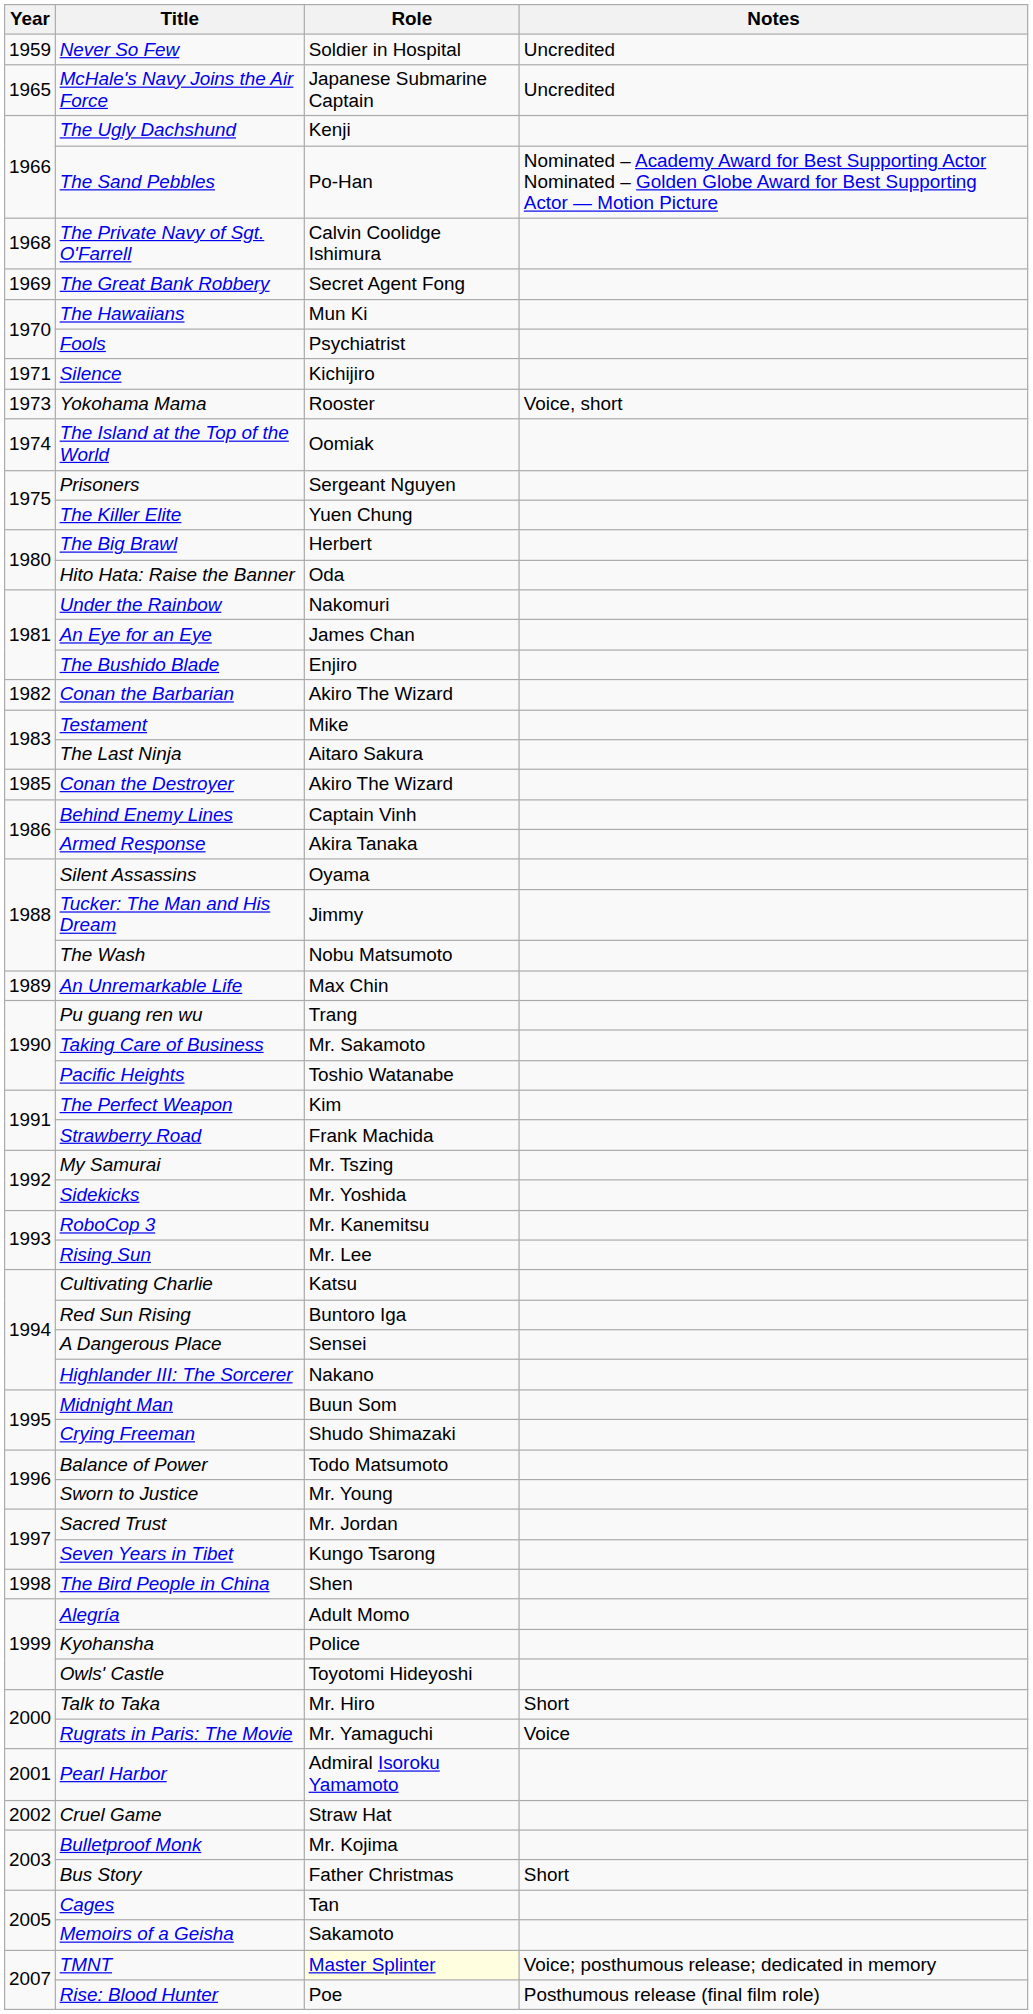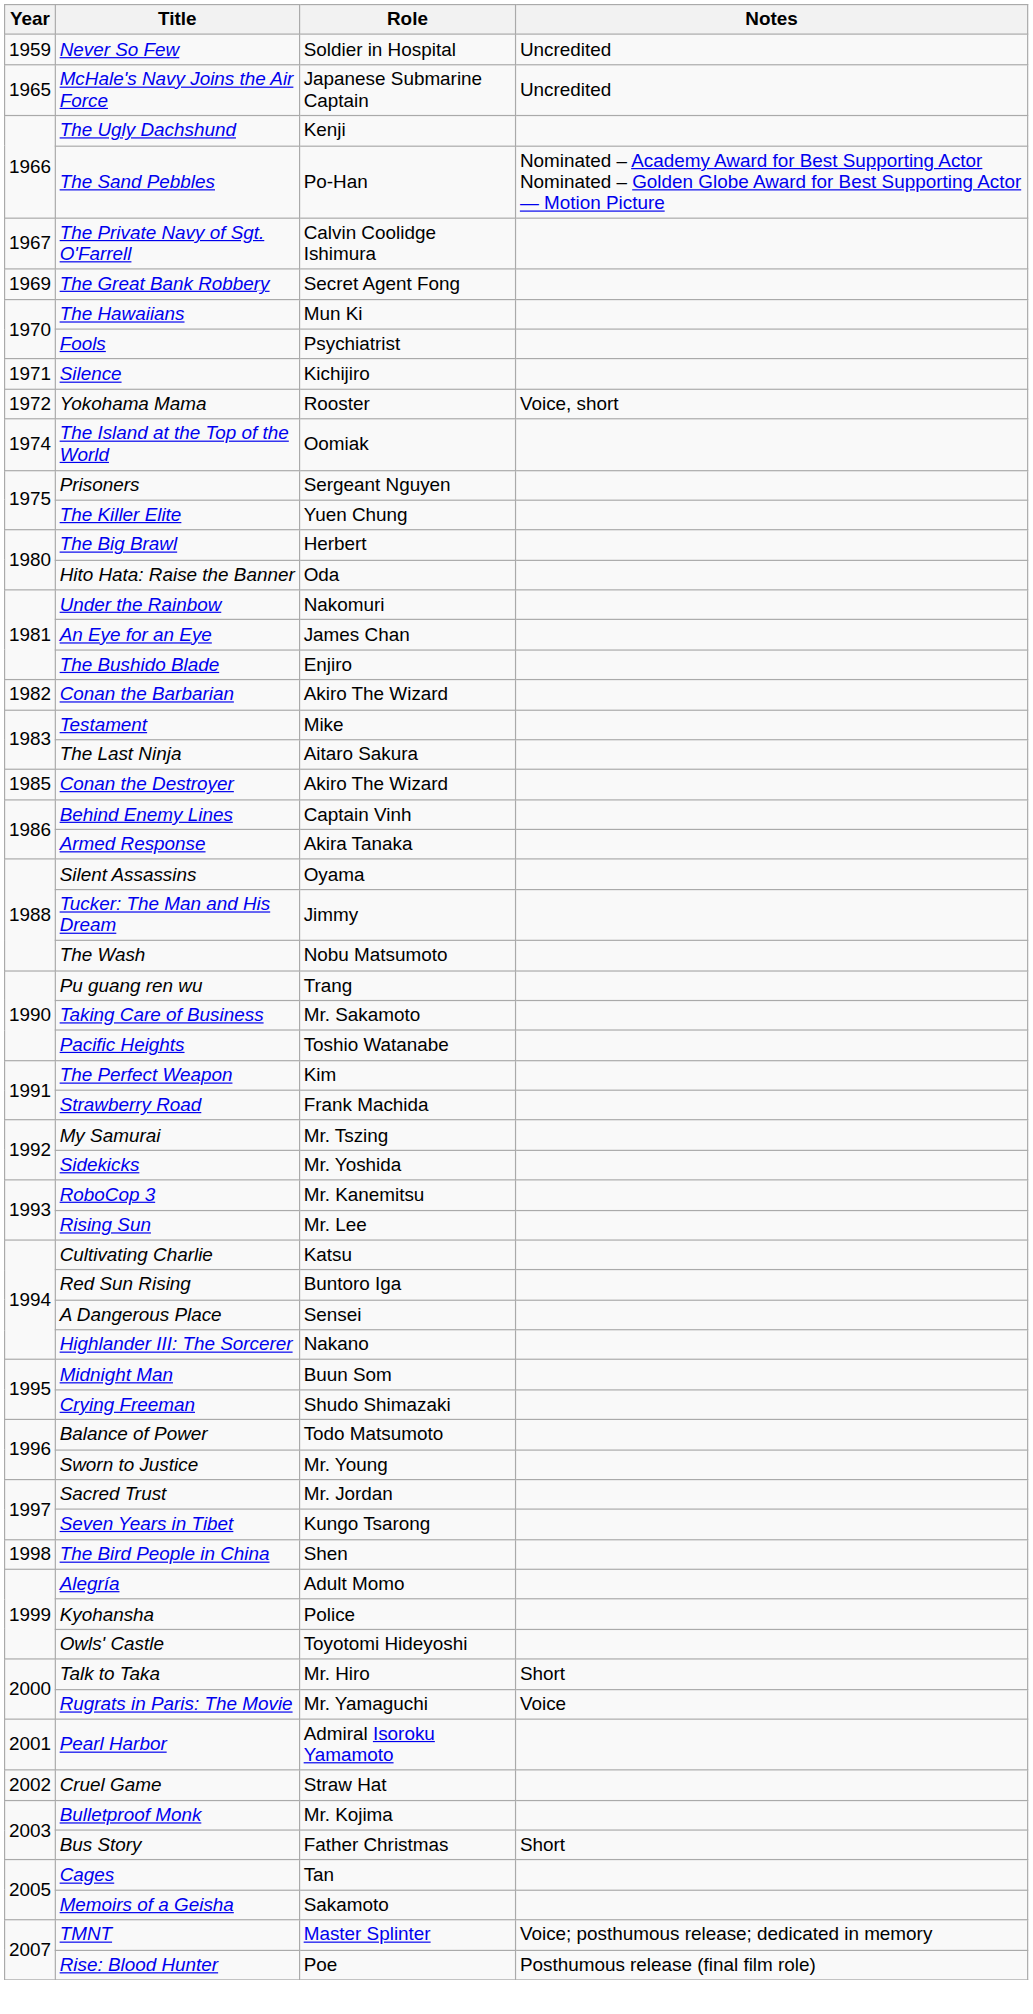(30, 243) 1968 -> (30, 243) 1967
(30, 403) 1973 -> (30, 403) 1972
- row: (151, 985)
(372, 1964) lightyellow background -> (367, 1934) no background
